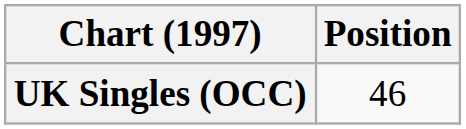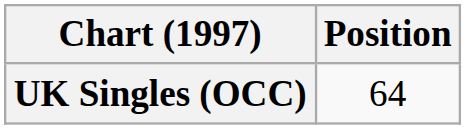(388, 92) 46 -> (388, 92) 64
